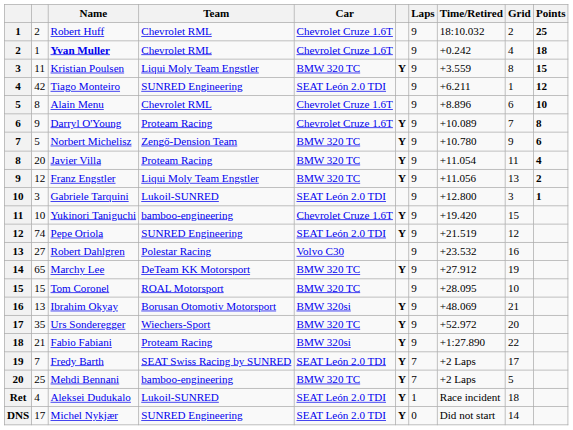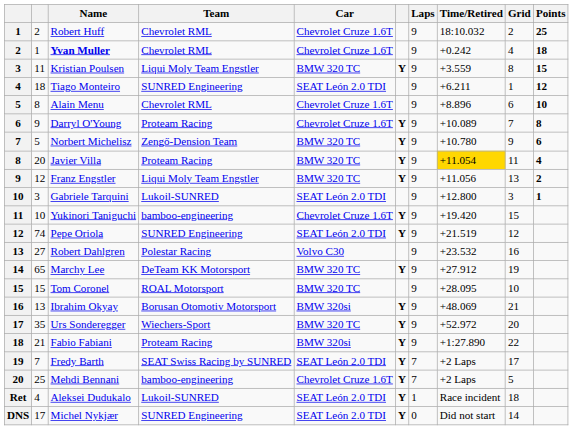(40, 87) 42 -> (40, 87) 18
(458, 160) no background -> (458, 160) gold background
(328, 379) BMW 320 TC -> (345, 379) Chevrolet Cruze 1.6T
